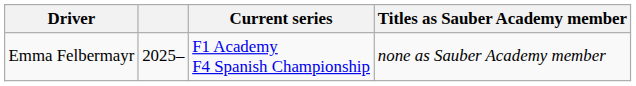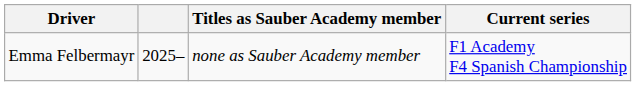columns swapped: (281, 18) <-> (502, 18)
